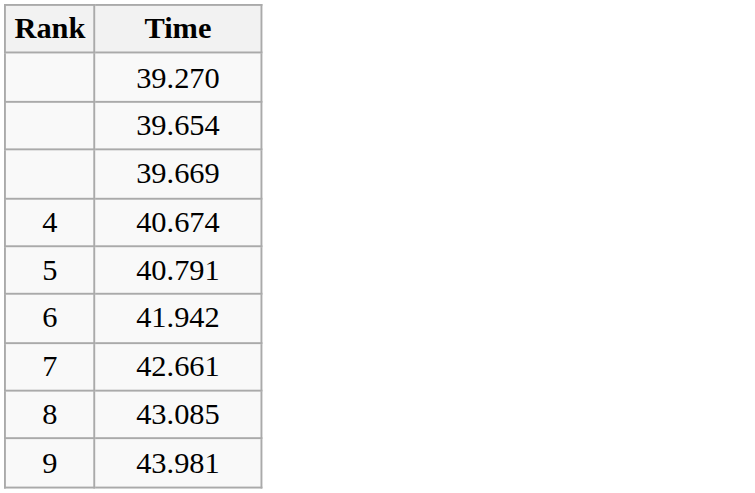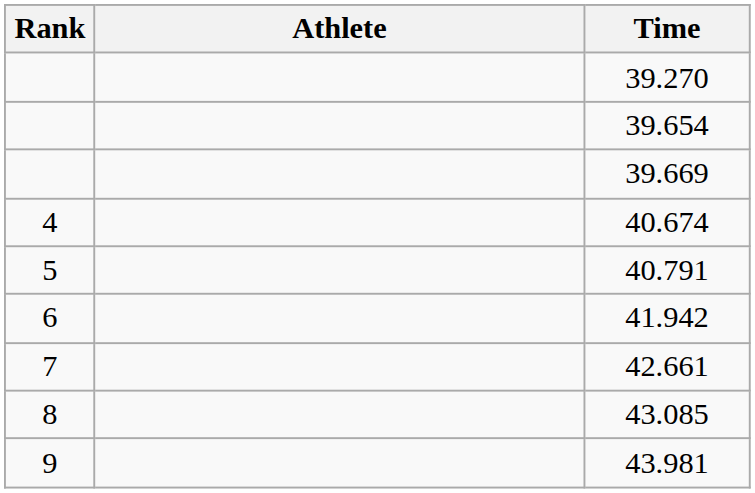+ column: (339, 28)
